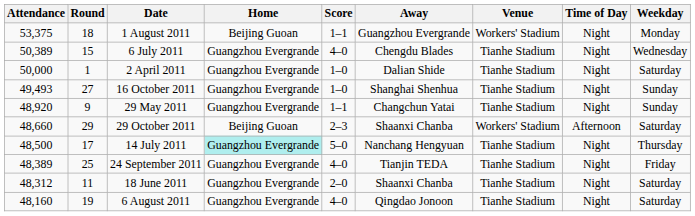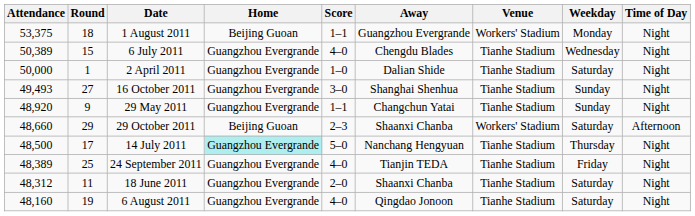columns swapped: (660, 13) <-> (596, 13)
(339, 88) 1–0 -> (339, 88) 3–0
